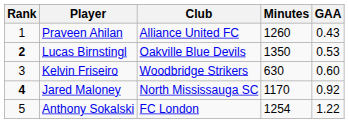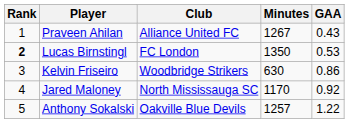(277, 33) 1260 -> (277, 33) 1267
(193, 52) Oakville Blue Devils -> (169, 52) FC London
(328, 71) 0.60 -> (328, 71) 0.86
(22, 90) bold -> (22, 90) normal
(169, 109) FC London -> (193, 109) Oakville Blue Devils
(277, 109) 1254 -> (277, 109) 1257
